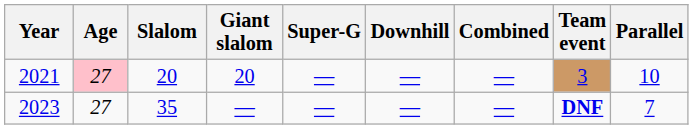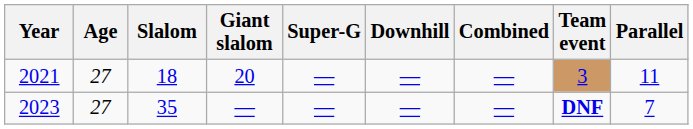(101, 75) pink background -> (101, 75) no background
(167, 75) 20 -> (167, 75) 18
(650, 75) 10 -> (650, 75) 11
